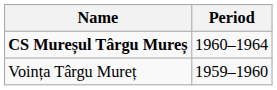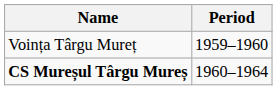rows swapped: (72, 71) <-> (98, 44)
